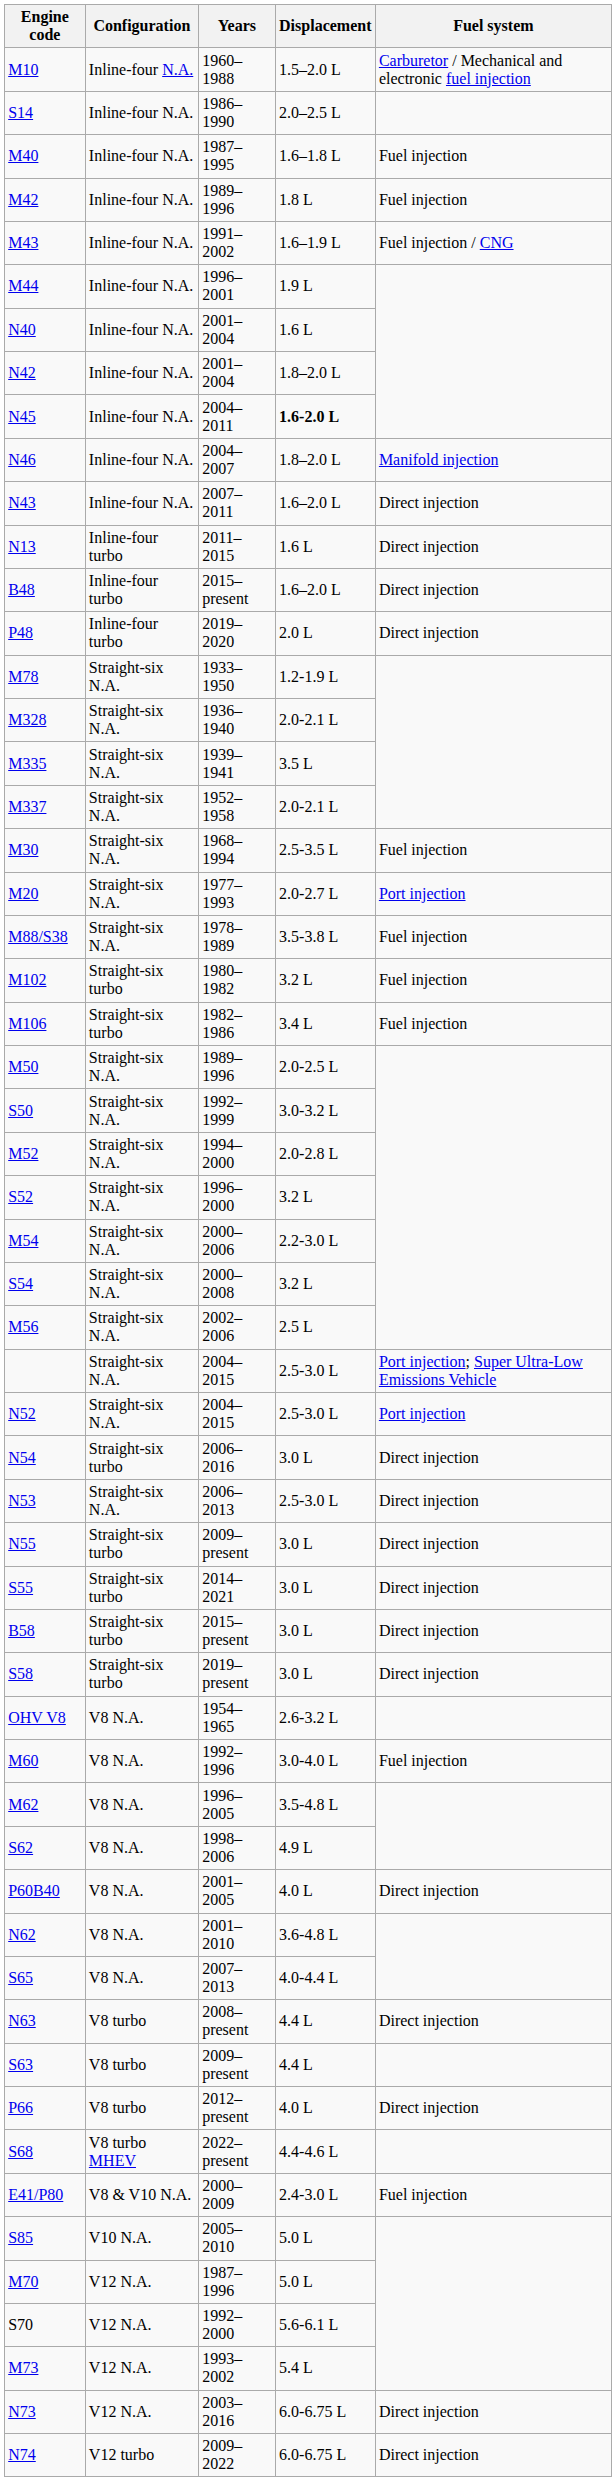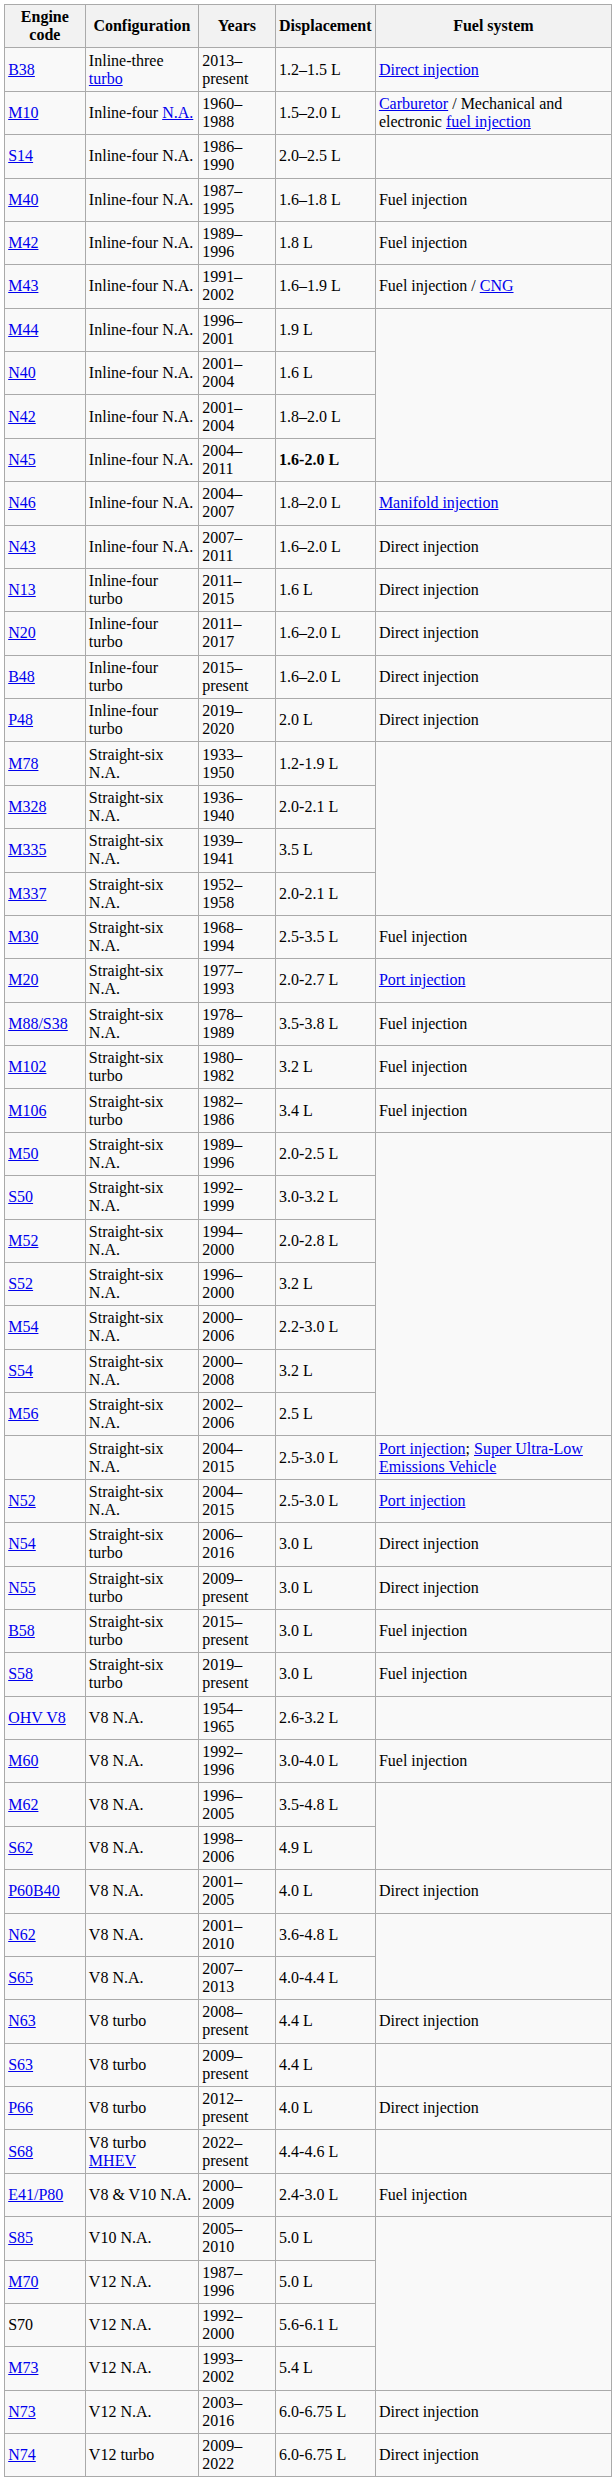+ row: (22, 69)
+ row: (22, 633)
- row: (22, 1500)
- row: (21, 1587)
(429, 1631) Direct injection -> (423, 1631) Fuel injection
(429, 1674) Direct injection -> (423, 1674) Fuel injection
